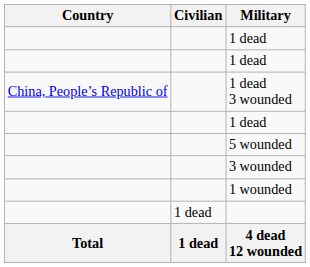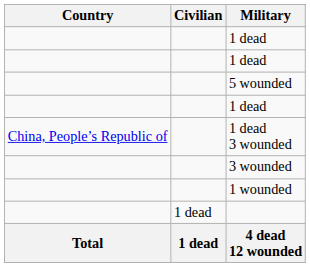rows swapped: (88, 91) <-> (88, 145)
